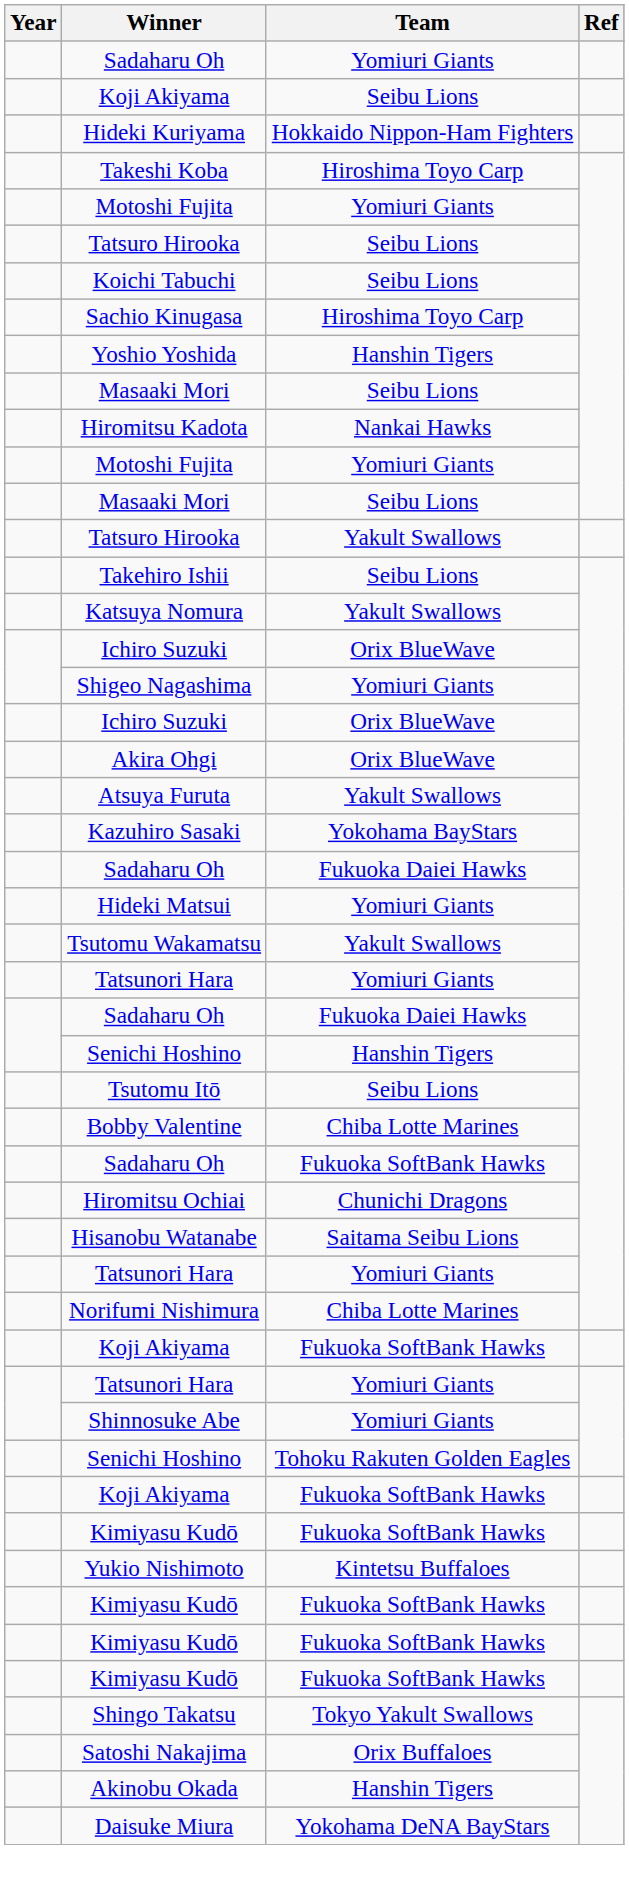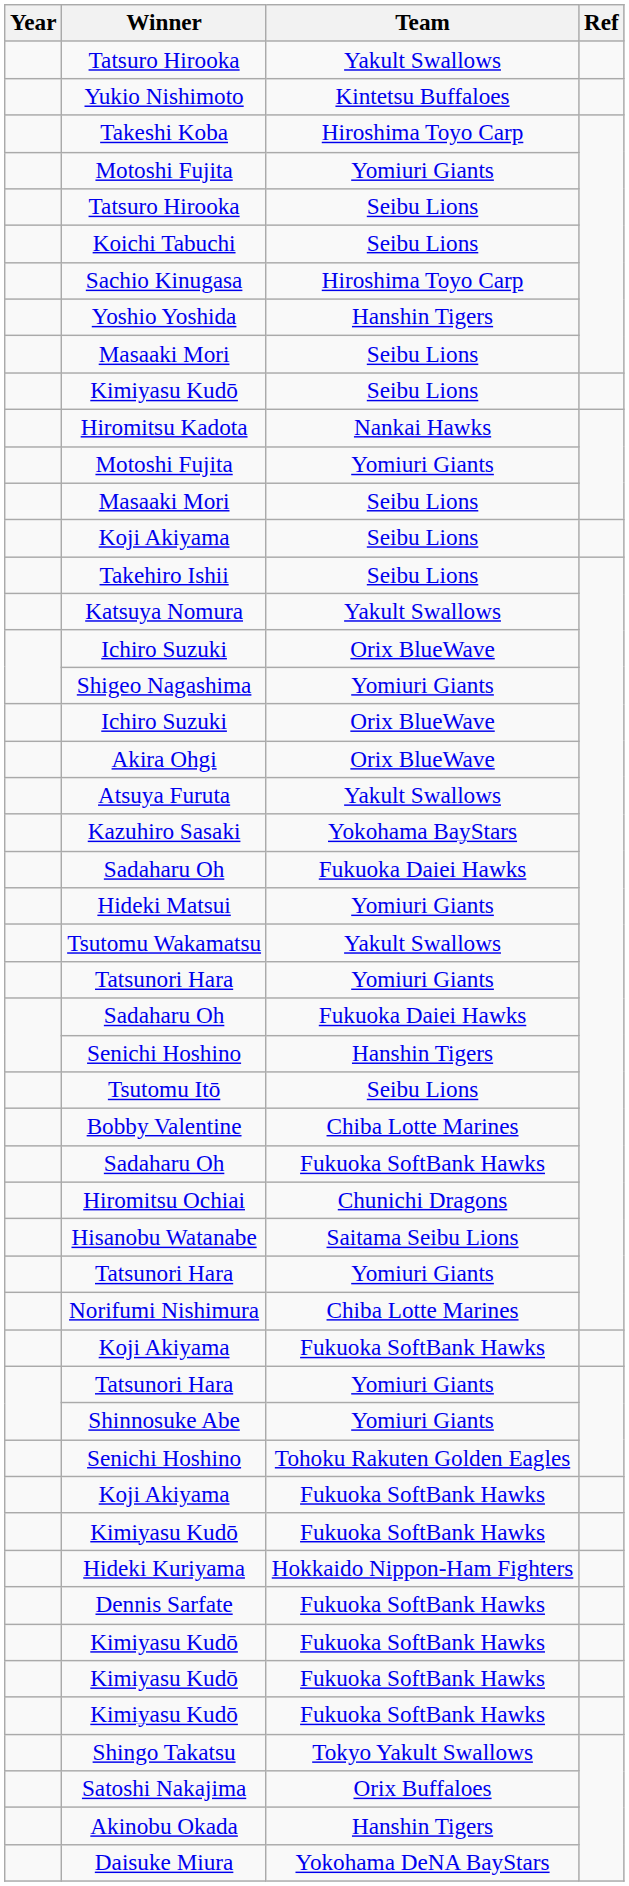- row: (164, 59)
rows swapped: (164, 538) <-> (164, 96)
rows swapped: (164, 1568) <-> (164, 133)
+ row: (164, 390)
+ row: (164, 1605)
